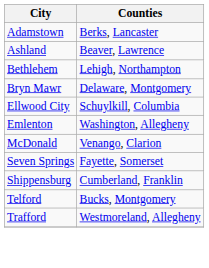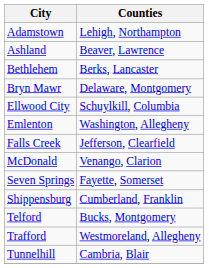(119, 32) Berks, Lancaster -> (130, 32) Lehigh, Northampton
(130, 69) Lehigh, Northampton -> (119, 69) Berks, Lancaster
+ row: (34, 143)
+ row: (31, 254)
